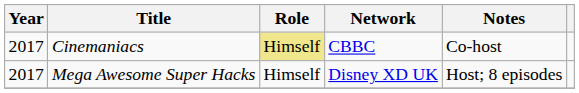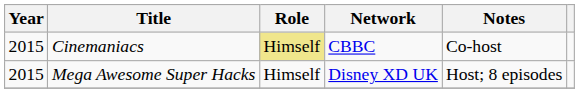(26, 46) 2017 -> (26, 46) 2015
(26, 74) 2017 -> (26, 74) 2015
